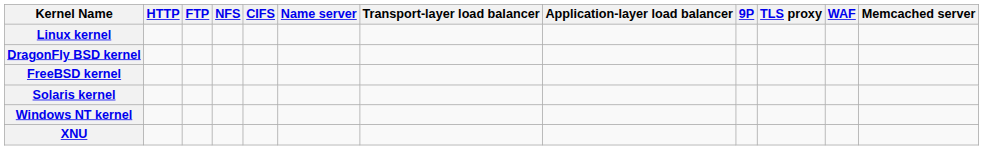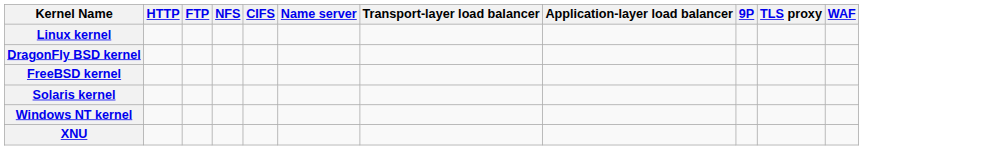- column: (919, 14)
